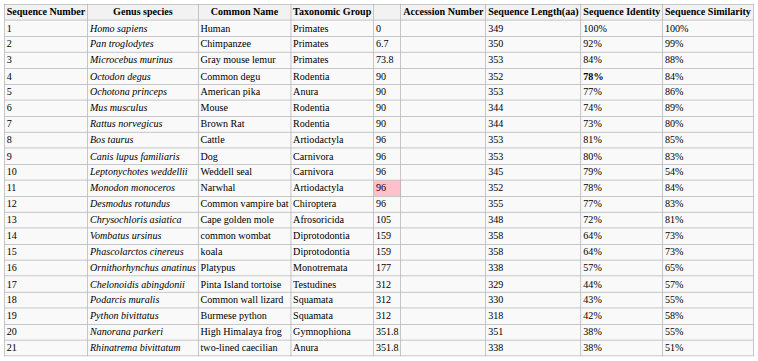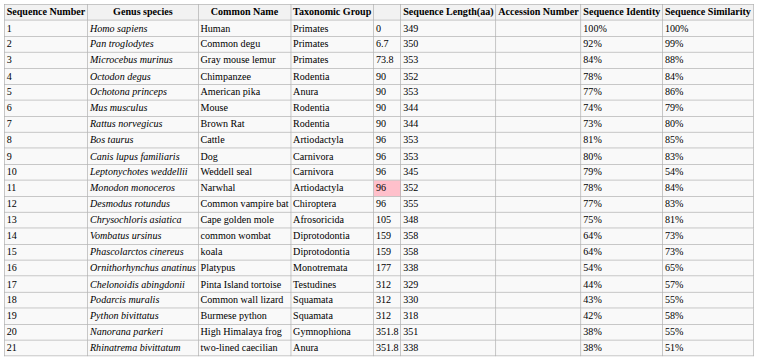columns swapped: (443, 12) <-> (533, 12)
(226, 44) Chimpanzee -> (230, 44) Common degu
(230, 76) Common degu -> (226, 76) Chimpanzee
(593, 76) bold -> (593, 76) normal
(674, 108) 89% -> (674, 108) 79%
(593, 220) 72% -> (593, 220) 75%
(593, 268) 57% -> (593, 268) 54%
